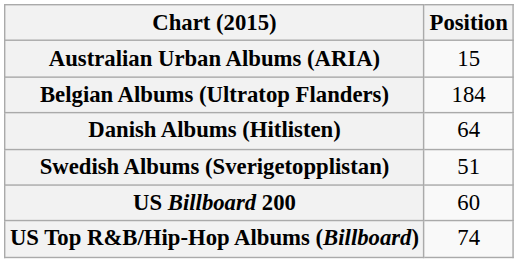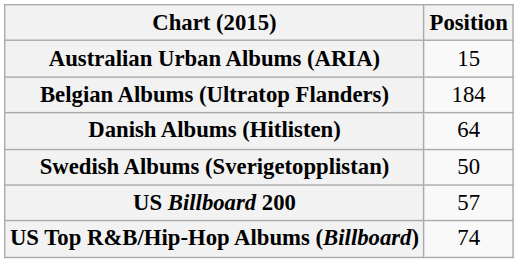(469, 166) 51 -> (469, 166) 50
(469, 202) 60 -> (469, 202) 57
